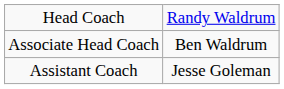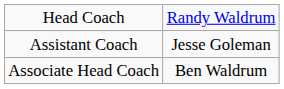rows swapped: (84, 44) <-> (84, 70)
